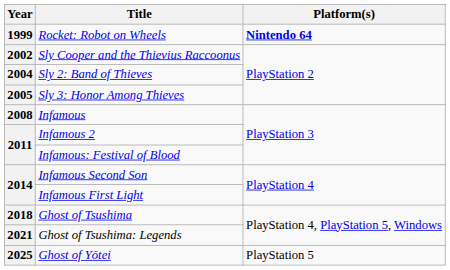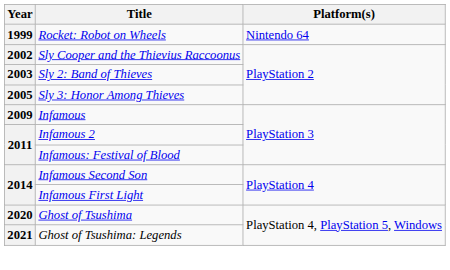(279, 34) bold -> (278, 34) normal
(20, 74) 2004 -> (20, 74) 2003
(20, 114) 2008 -> (20, 114) 2009
(20, 214) 2018 -> (20, 214) 2020
- row: (75, 255)
